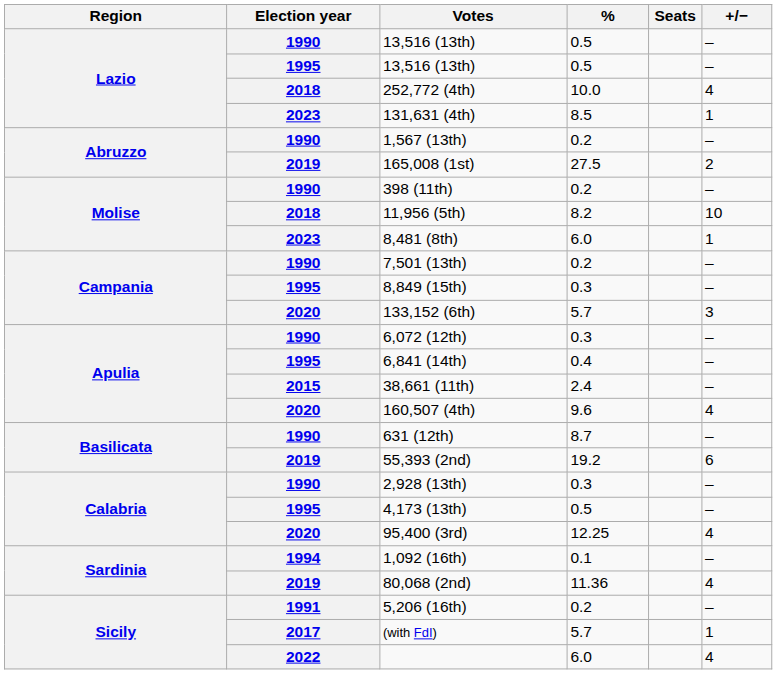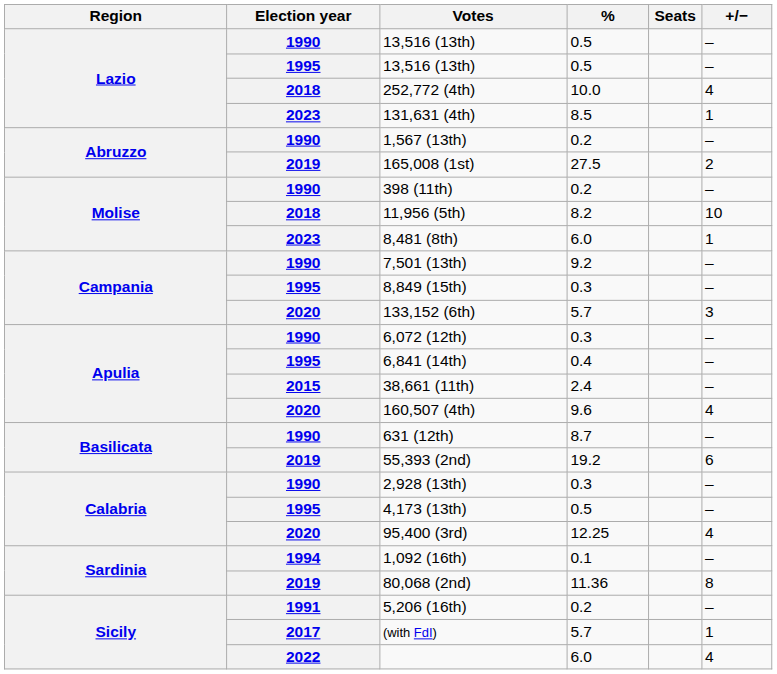(581, 262) 0.2 -> (581, 262) 9.2
(737, 583) 4 -> (737, 583) 8
